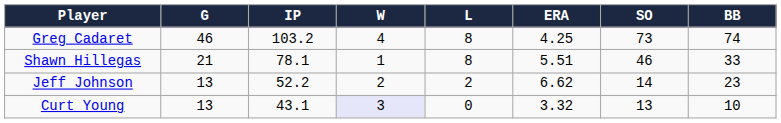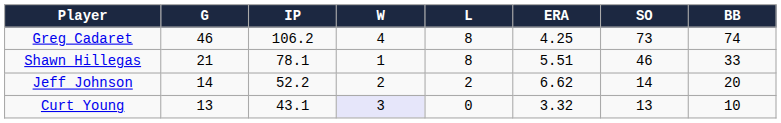(293, 39) 103.2 -> (293, 39) 106.2
(205, 84) 13 -> (205, 84) 14
(732, 84) 23 -> (732, 84) 20
